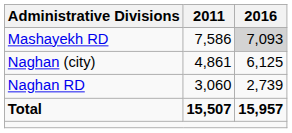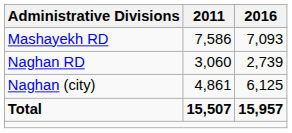(265, 39) lightgrey background -> (265, 39) no background
rows swapped: (46, 86) <-> (52, 62)
